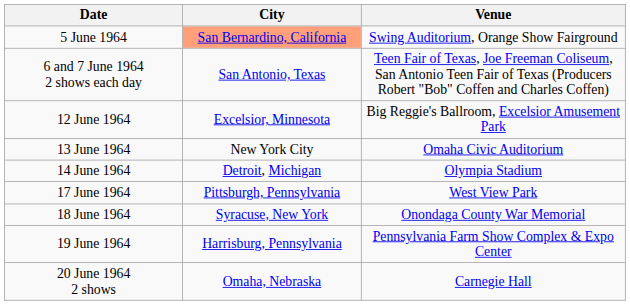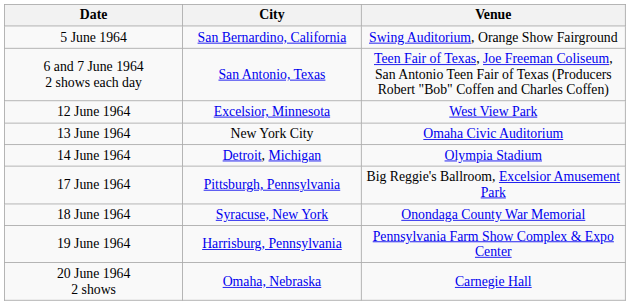(272, 37) lightsalmon background -> (272, 37) no background
(493, 119) Big Reggie's Ballroom, Excelsior Amusement Park -> (493, 111) West View Park
(493, 192) West View Park -> (493, 185) Big Reggie's Ballroom, Excelsior Amusement Park
